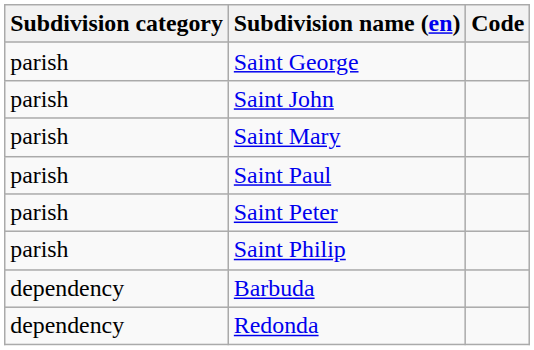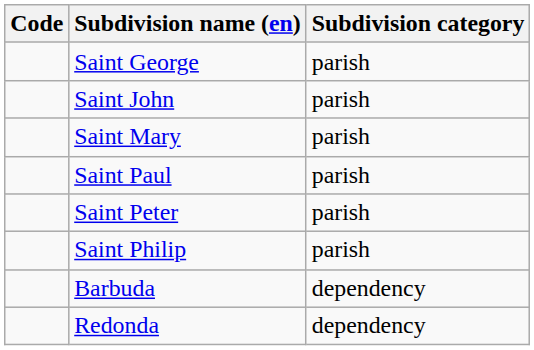columns swapped: (498, 23) <-> (117, 23)
